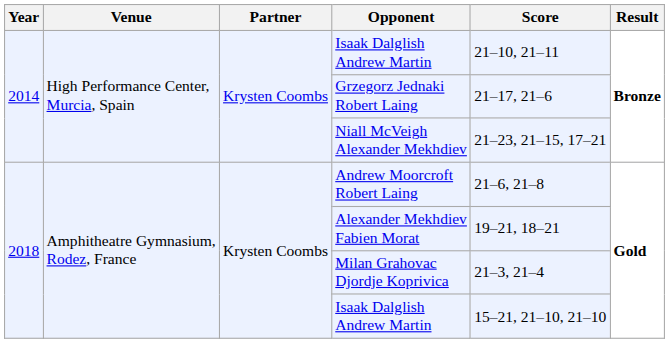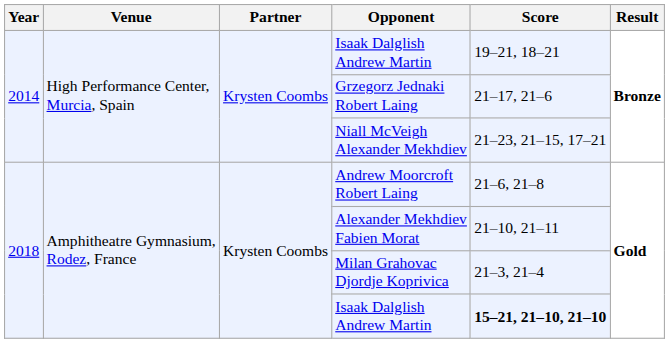(517, 52) 21–10, 21–11 -> (517, 52) 19–21, 18–21
(517, 228) 19–21, 18–21 -> (517, 228) 21–10, 21–11
(540, 316) normal -> (540, 316) bold
